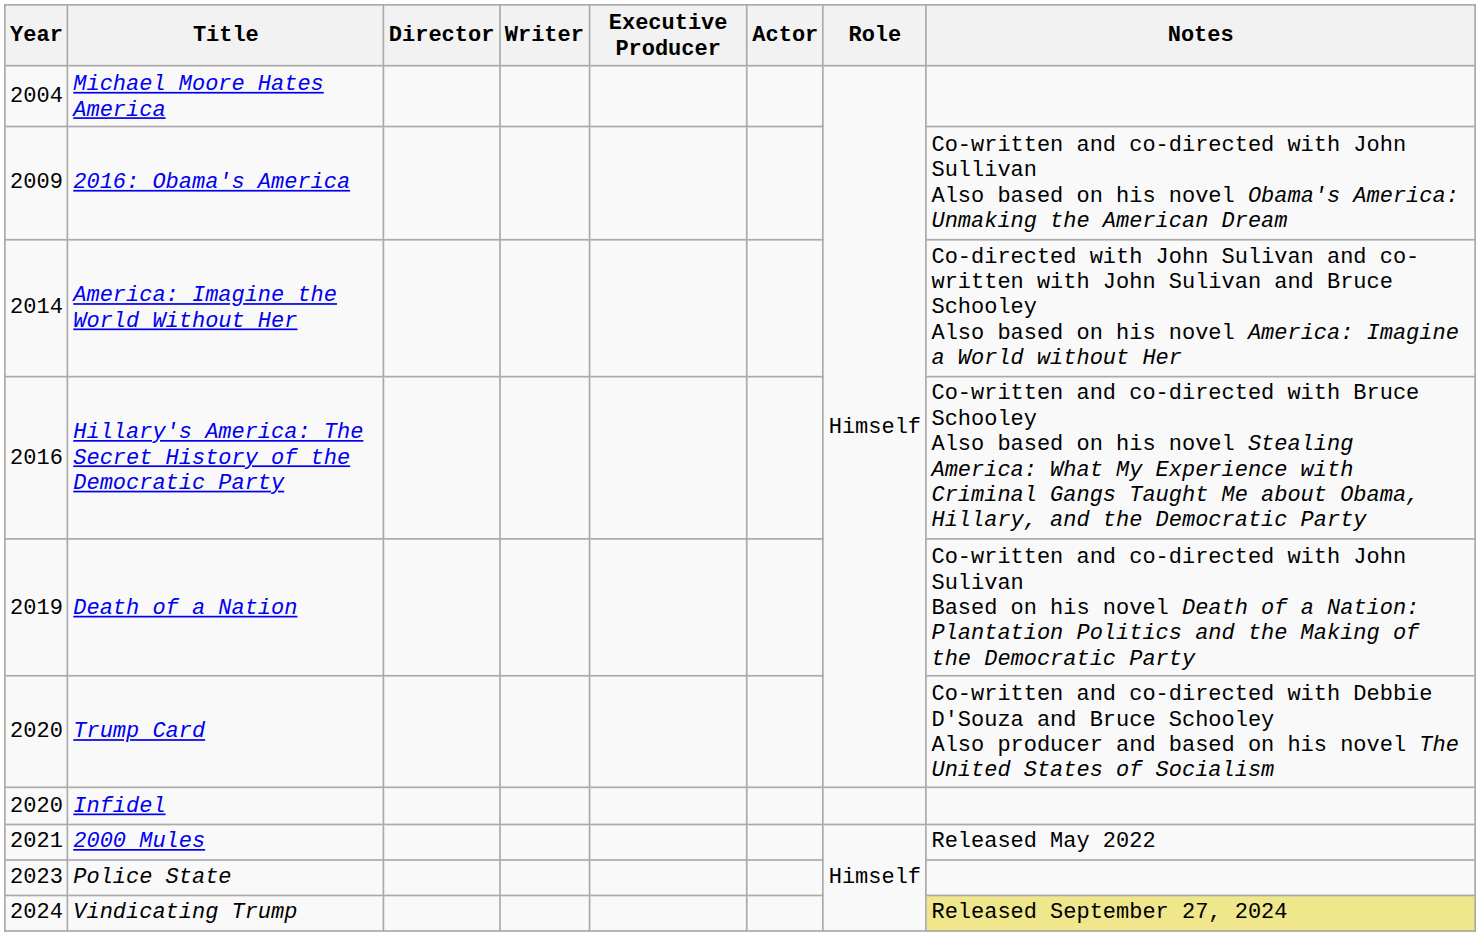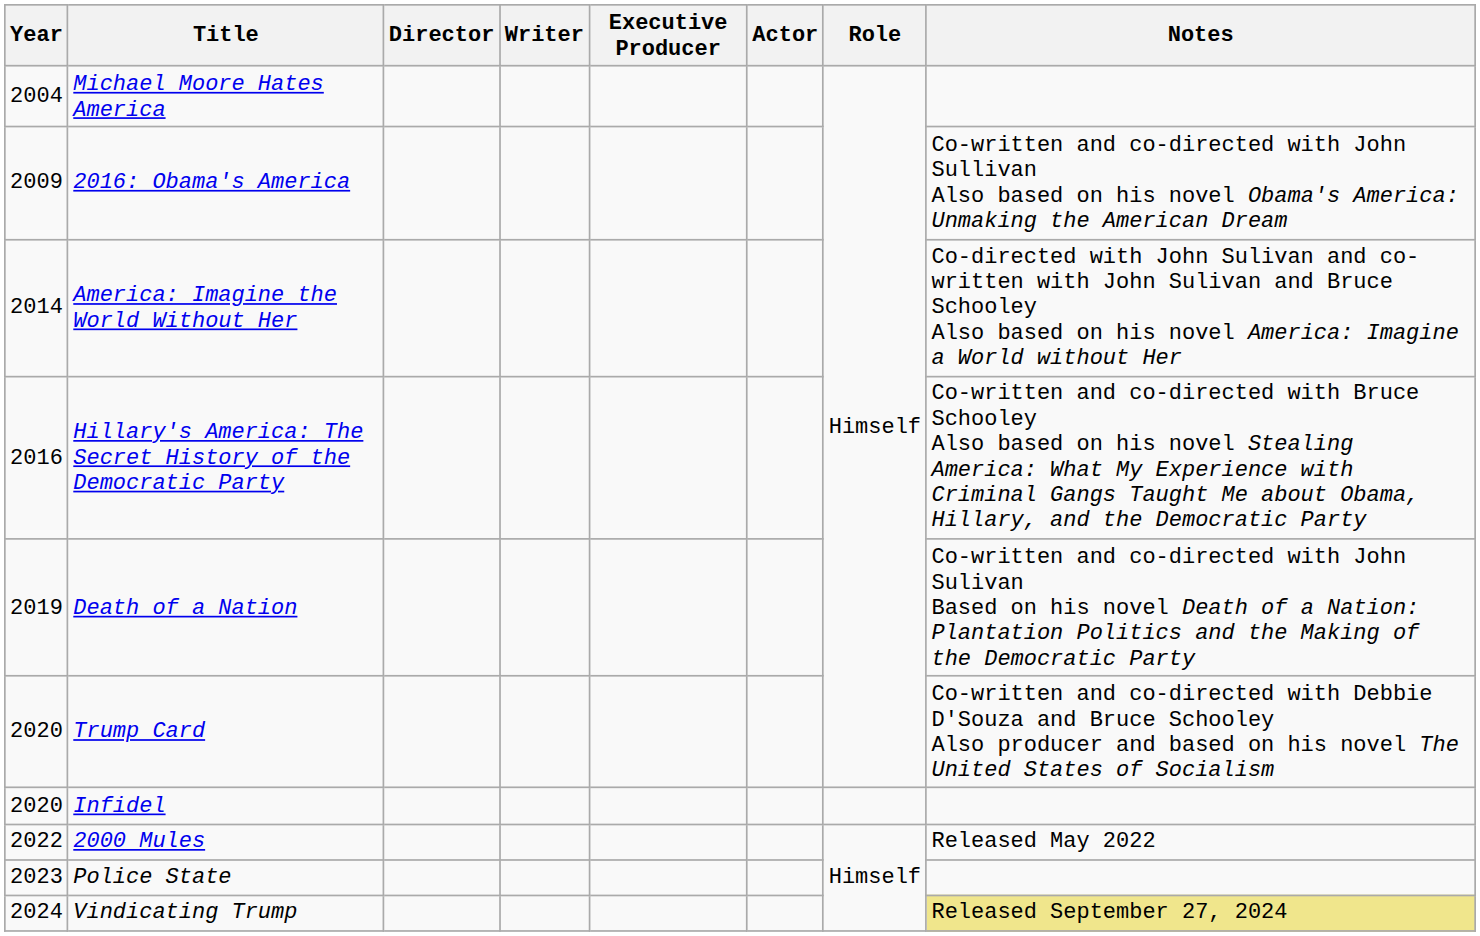(36, 842) 2021 -> (36, 842) 2022
